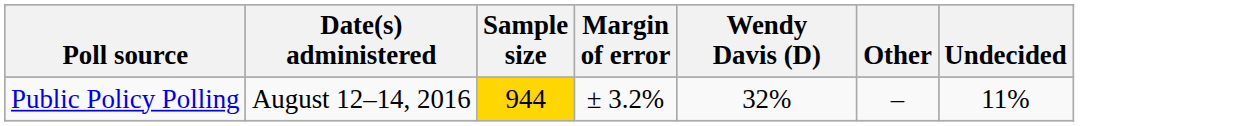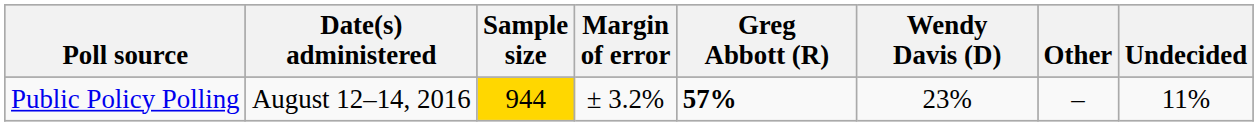+ column: (767, 40)
(767, 98) 32% -> (947, 98) 23%
